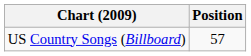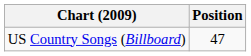(217, 39) 57 -> (217, 39) 47
